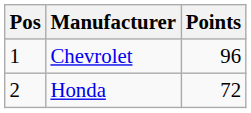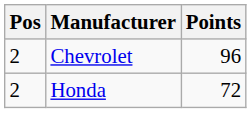(15, 56) 1 -> (15, 56) 2
